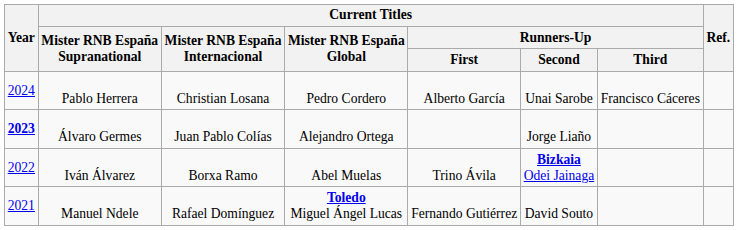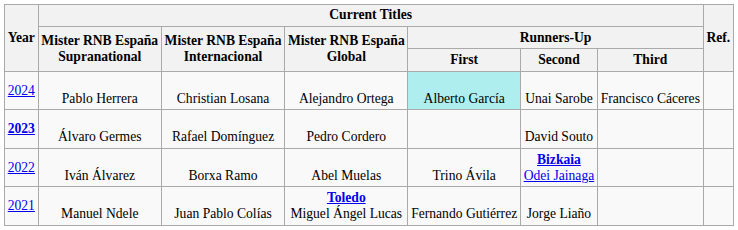(346, 98) Pedro Cordero -> (346, 98) Alejandro Ortega
(464, 98) no background -> (464, 98) paleturquoise background
(223, 137) Juan Pablo Colías -> (223, 137) Rafael Domínguez
(346, 137) Alejandro Ortega -> (346, 137) Pedro Cordero
(559, 137) Jorge Liaño -> (559, 137) David Souto
(223, 213) Rafael Domínguez -> (223, 213) Juan Pablo Colías
(559, 213) David Souto -> (559, 213) Jorge Liaño
